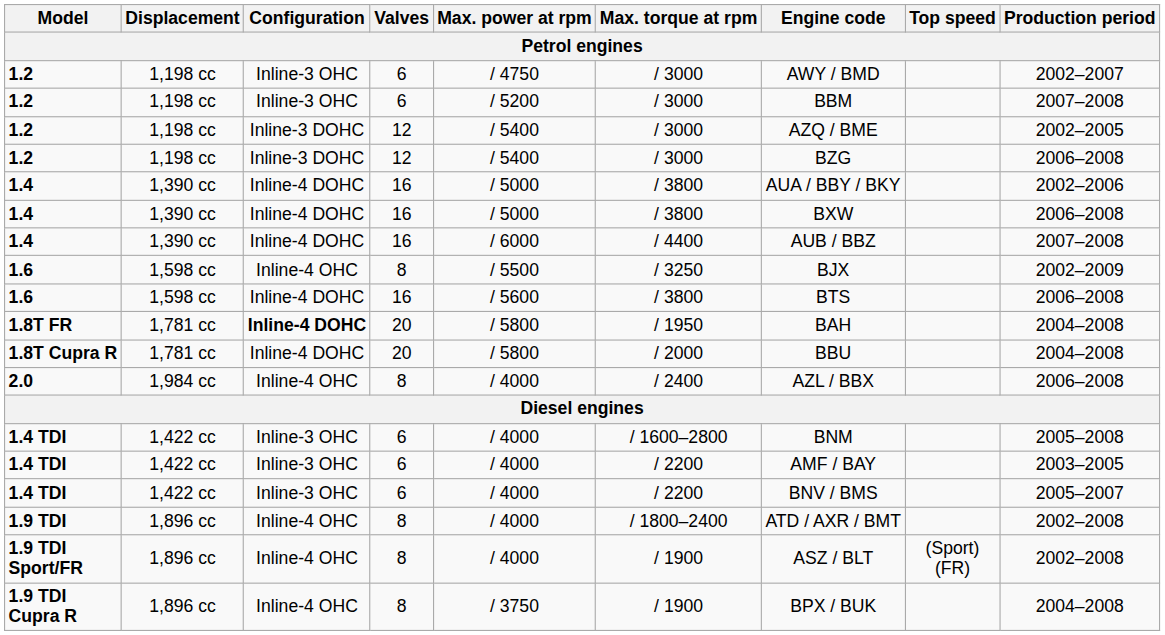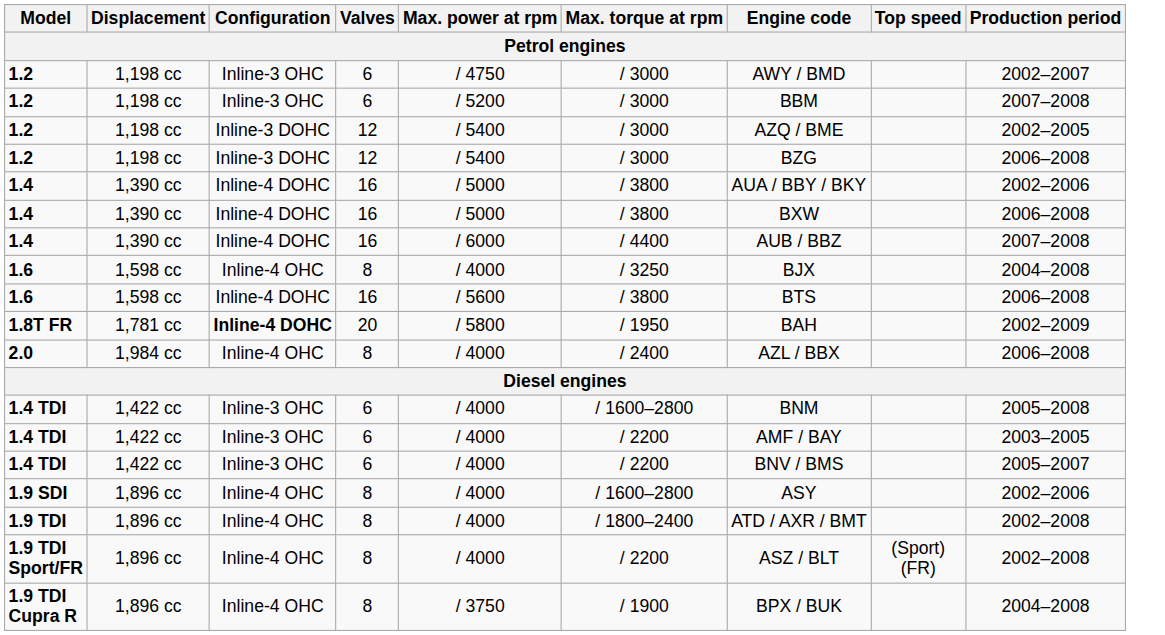(514, 269) / 5500 -> (480, 269) / 4000
(1080, 269) 2002–2009 -> (1045, 269) 2004–2008
(1080, 325) 2004–2008 -> (1045, 325) 2002–2009
- row: (63, 353)
+ row: (38, 492)
(679, 558) / 1900 -> (644, 558) / 2200
